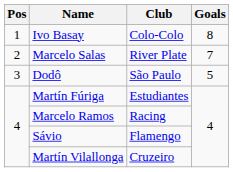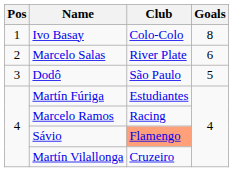(210, 55) 7 -> (210, 55) 6
(155, 136) no background -> (155, 136) lightsalmon background
